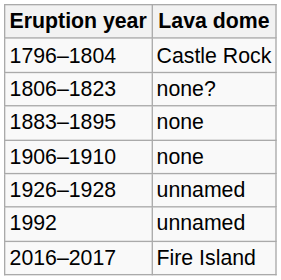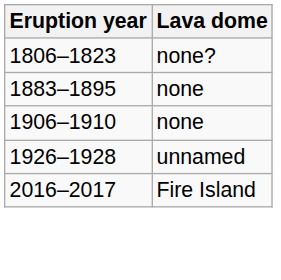- row: (63, 55)
- row: (33, 223)
